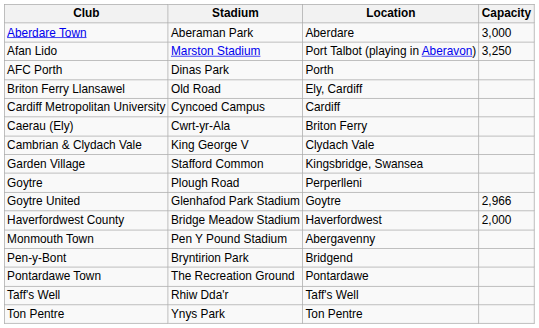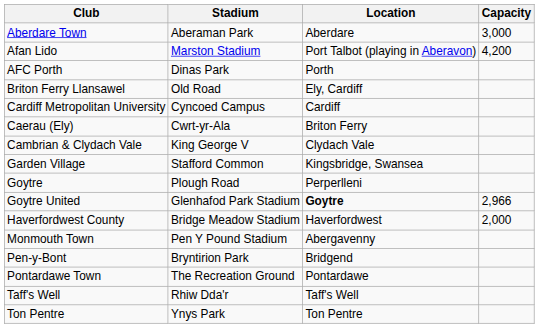(497, 51) 3,250 -> (497, 51) 4,200
(323, 201) normal -> (324, 201) bold
